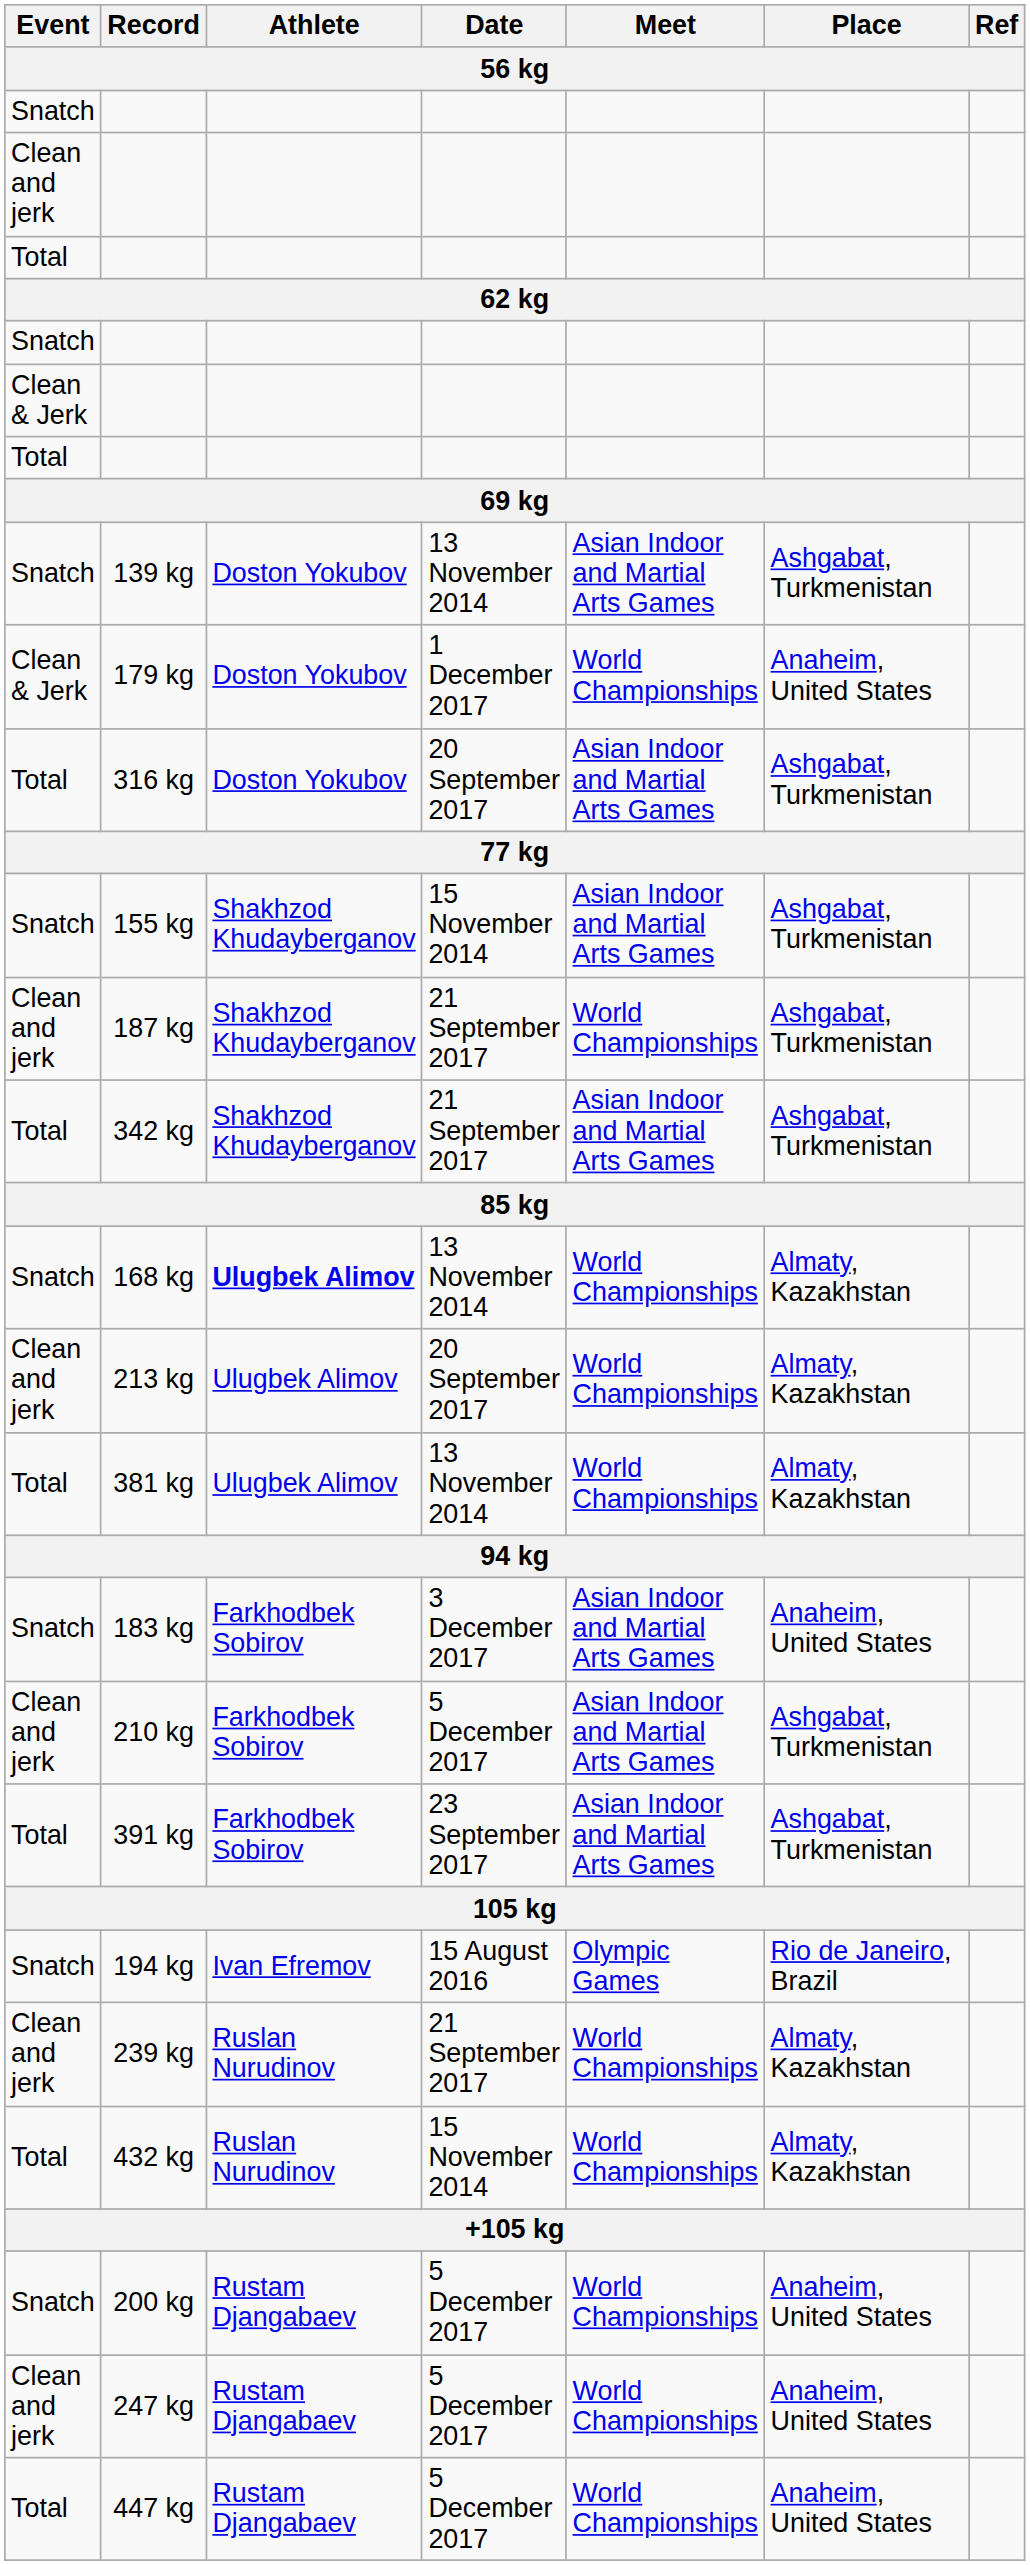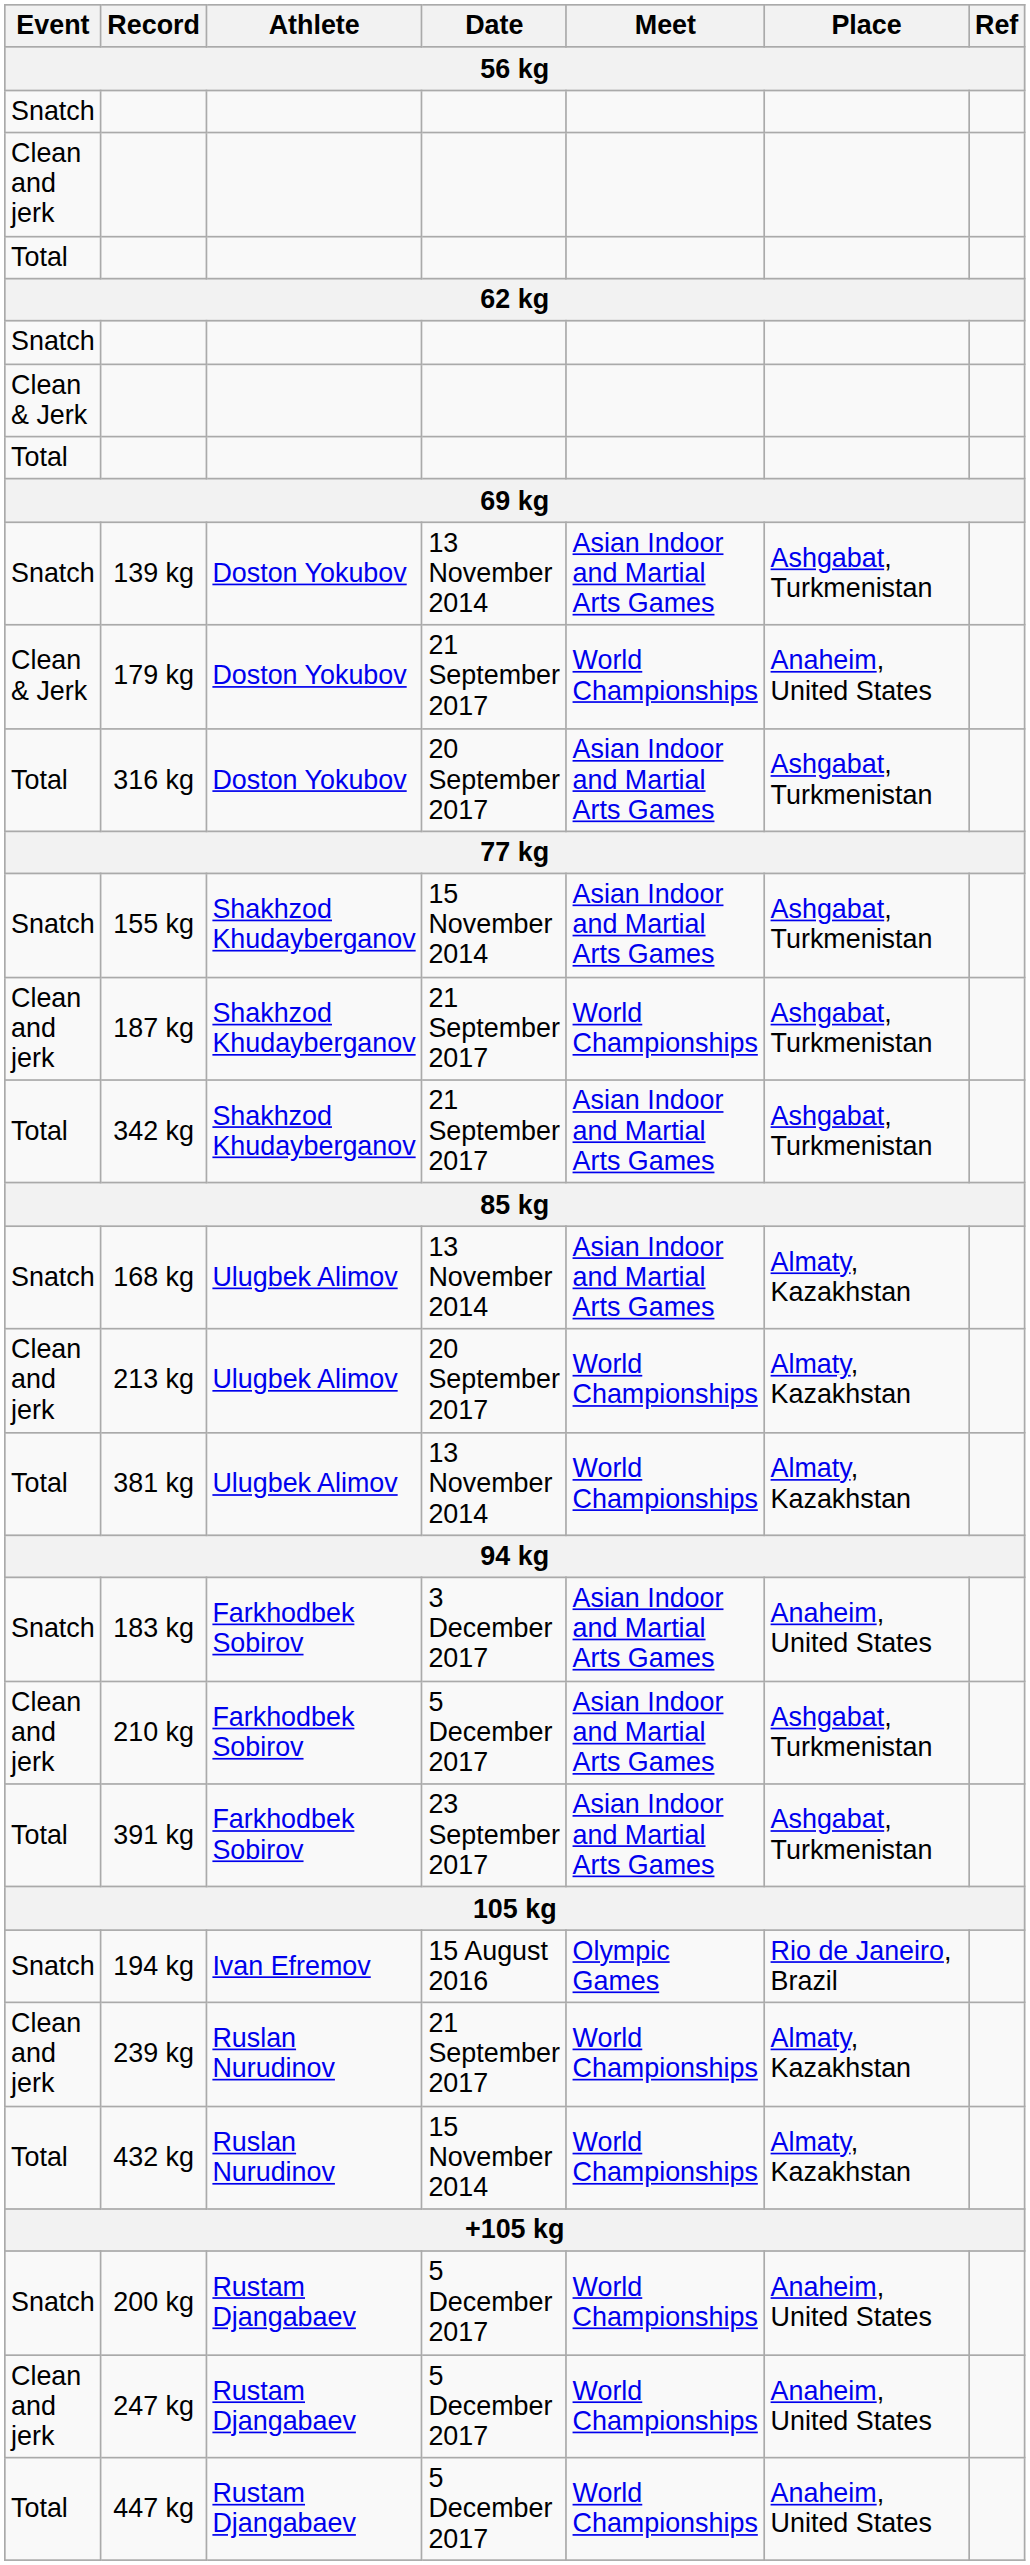(490, 676) 1 December 2017 -> (494, 676) 21 September 2017
(313, 1276) bold -> (305, 1276) normal
(665, 1276) World Championships -> (648, 1276) Asian Indoor and Martial Arts Games
